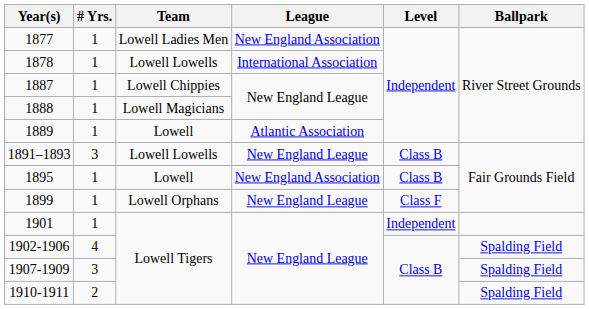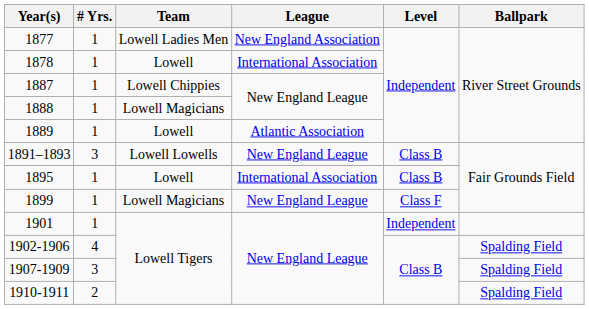(173, 62) Lowell Lowells -> (173, 62) Lowell
(307, 177) New England Association -> (307, 177) International Association
(173, 200) Lowell Orphans -> (173, 200) Lowell Magicians
